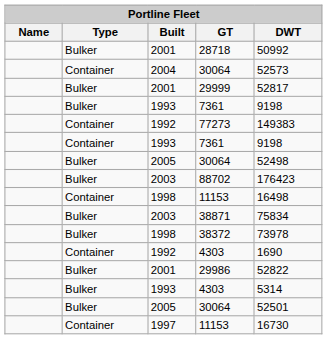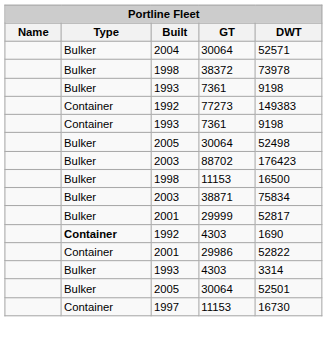- row: (163, 51)
(90, 69) Container -> (80, 51) Bulker
(273, 69) 52573 -> (274, 51) 52571
rows swapped: (163, 233) <-> (163, 87)
(90, 197) Container -> (80, 179) Bulker
(273, 197) 16498 -> (274, 179) 16500
(90, 252) normal -> (90, 233) bold
(81, 270) Bulker -> (89, 252) Container
(270, 288) 5314 -> (271, 270) 3314
